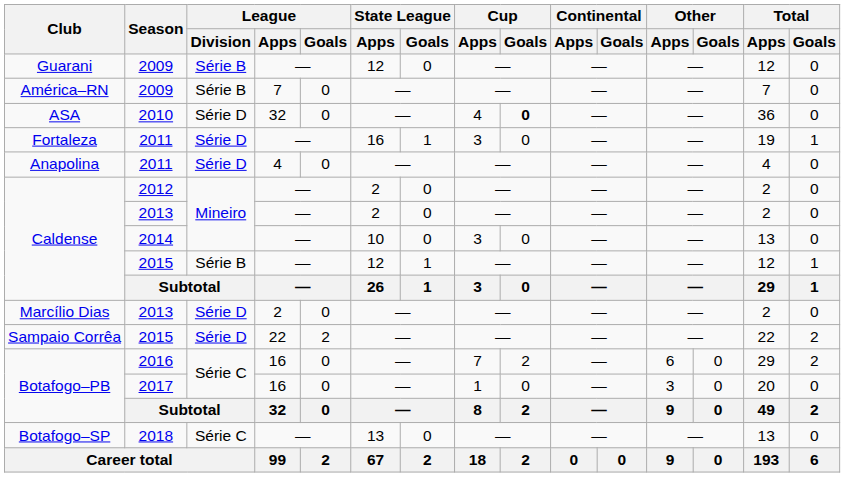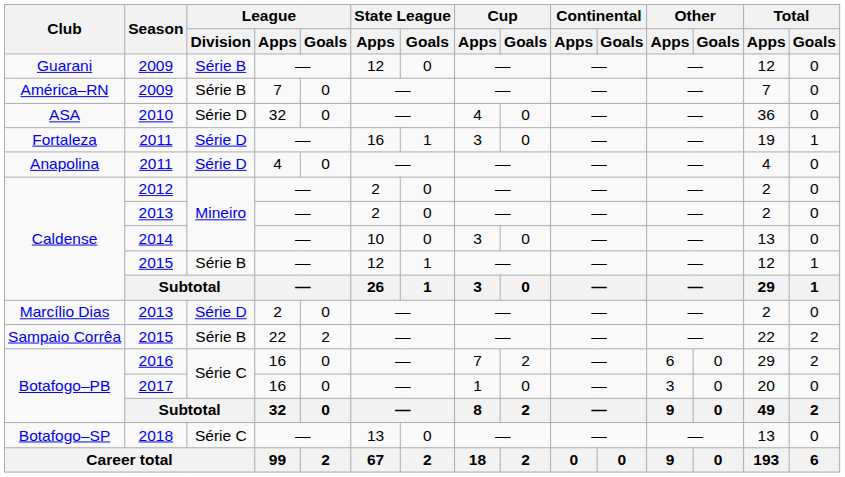(526, 115) bold -> (526, 115) normal
(221, 336) Série D -> (221, 336) Série B
